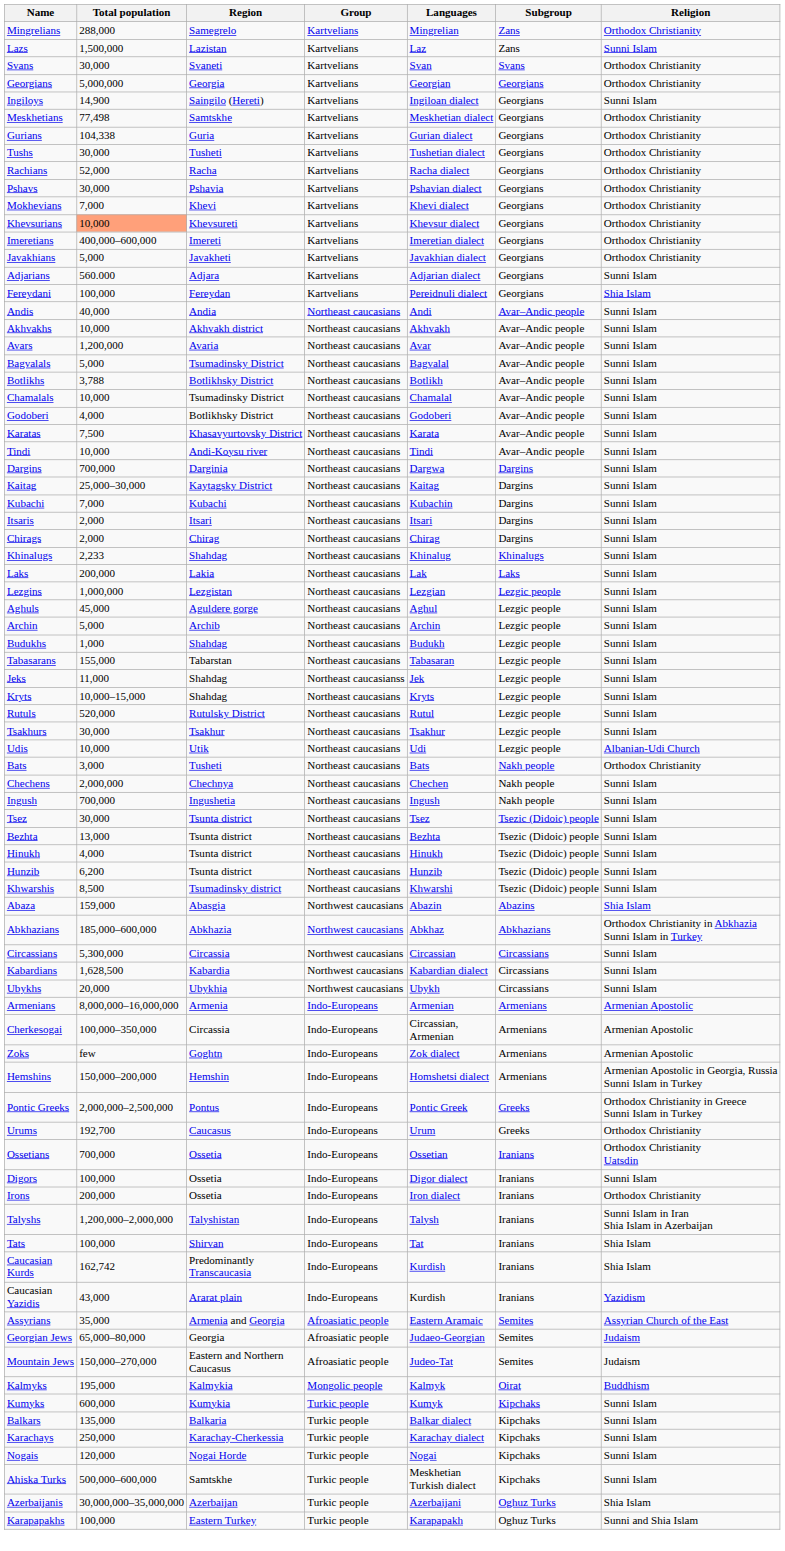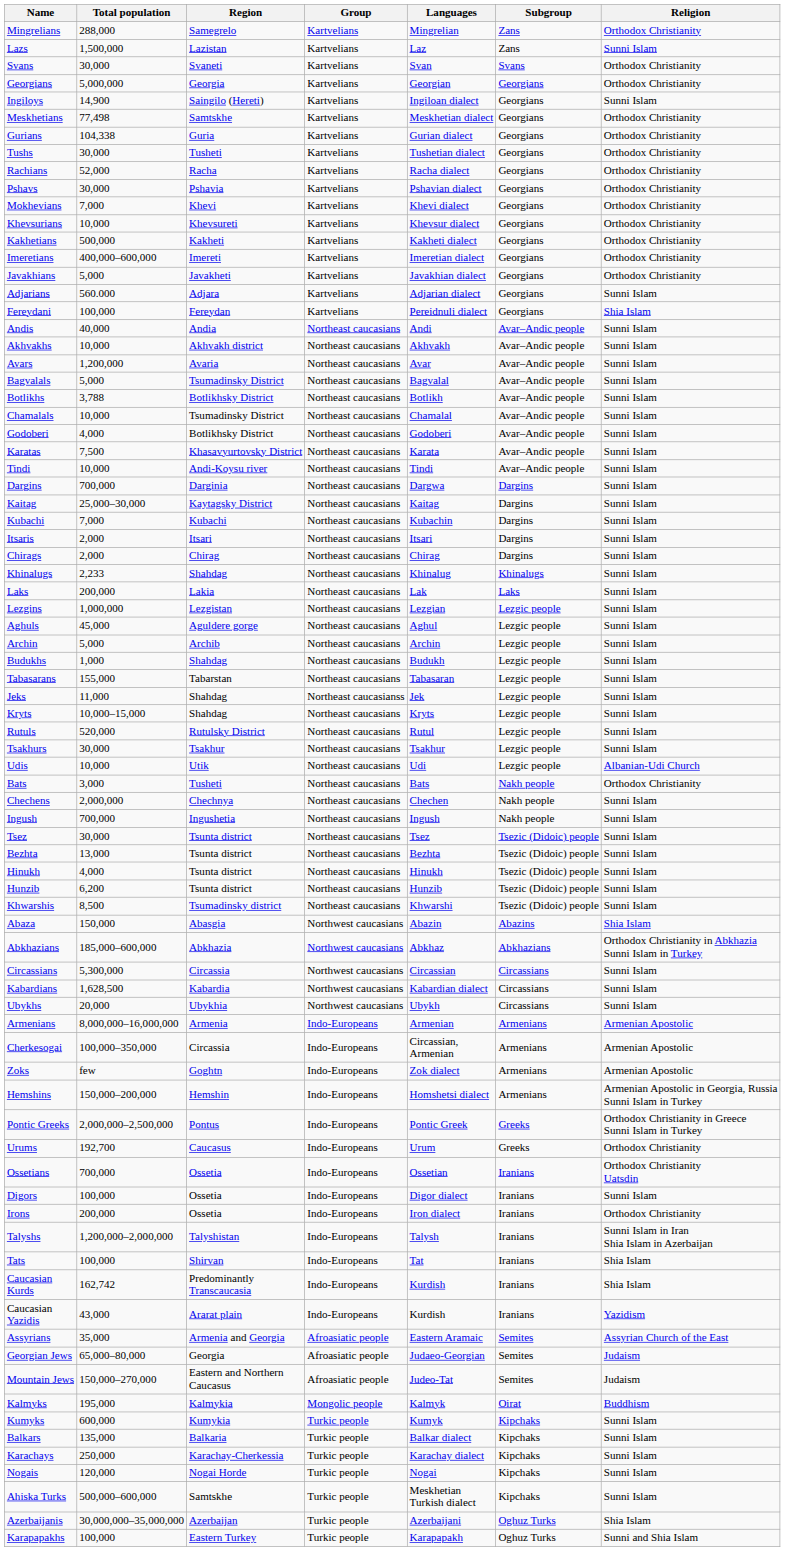(94, 223) lightsalmon background -> (94, 223) no background
+ row: (32, 240)
(97, 906) 159,000 -> (97, 923) 150,000
